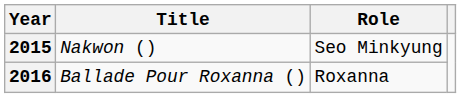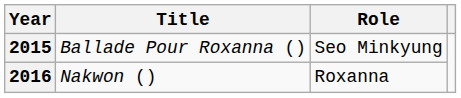(108, 48) Nakwon () -> (183, 48) Ballade Pour Roxanna ()
(183, 77) Ballade Pour Roxanna () -> (108, 77) Nakwon ()
